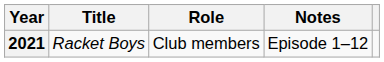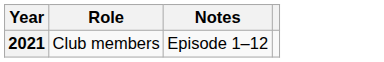- column: (99, 17)
